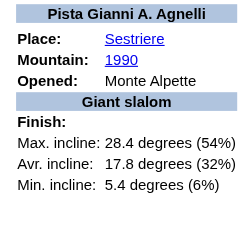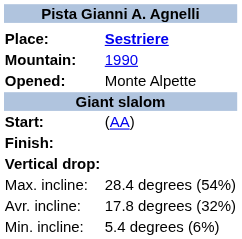(135, 39) normal -> (137, 39) bold
+ row: (24, 122)
+ row: (53, 164)
